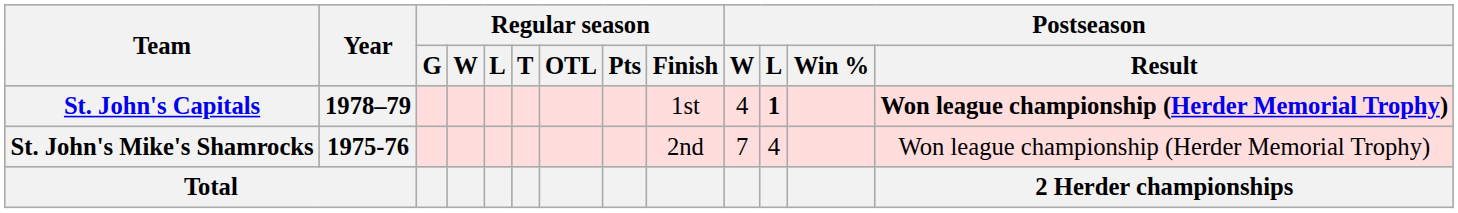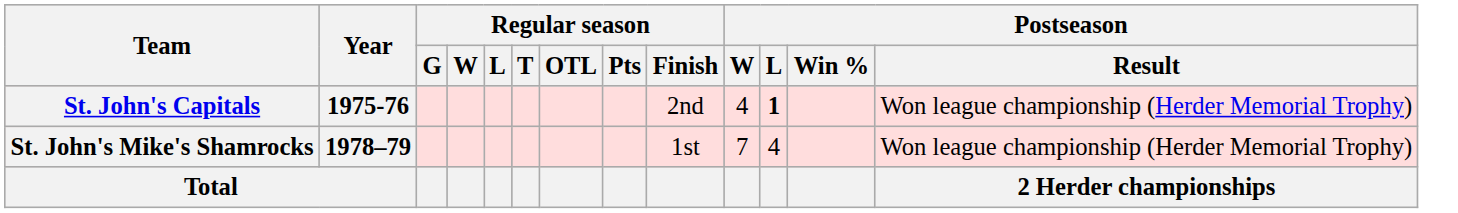(368, 106) 1978–79 -> (368, 106) 1975-76
(685, 106) 1st -> (685, 106) 2nd
(1164, 106) bold -> (1146, 106) normal
(368, 146) 1975-76 -> (368, 146) 1978–79
(685, 146) 2nd -> (685, 146) 1st
